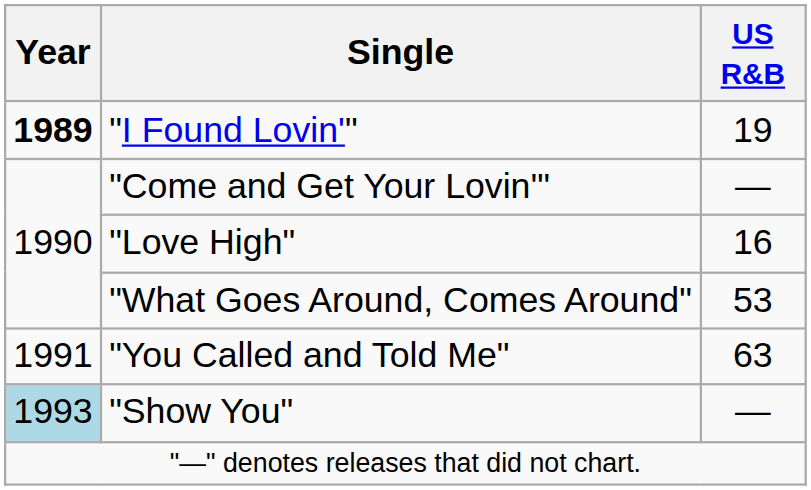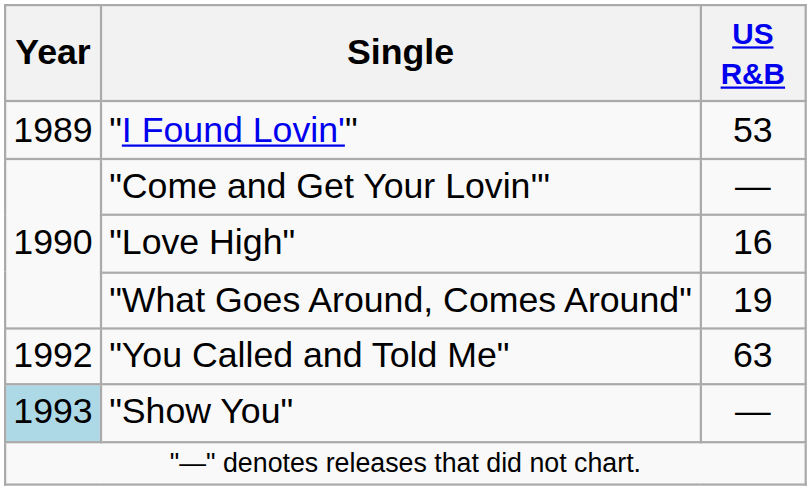(53, 129) bold -> (53, 129) normal
(753, 129) 19 -> (753, 129) 53
(753, 299) 53 -> (753, 299) 19
(53, 355) 1991 -> (53, 355) 1992
